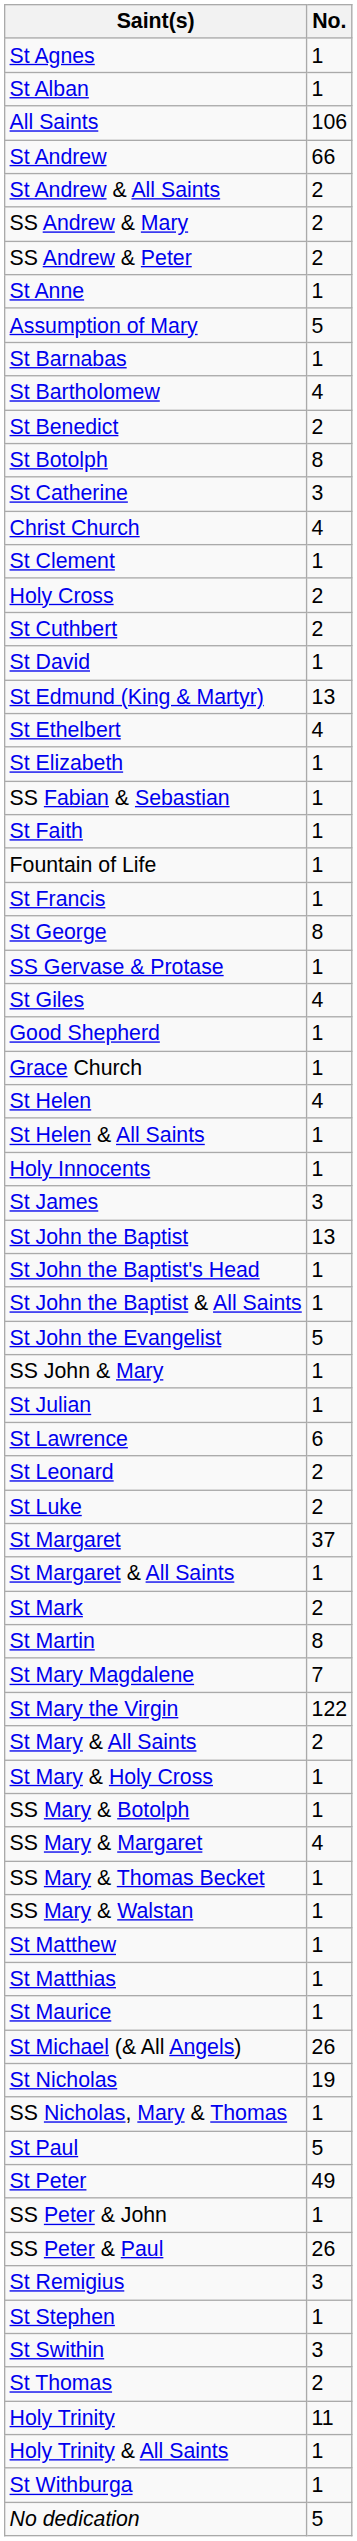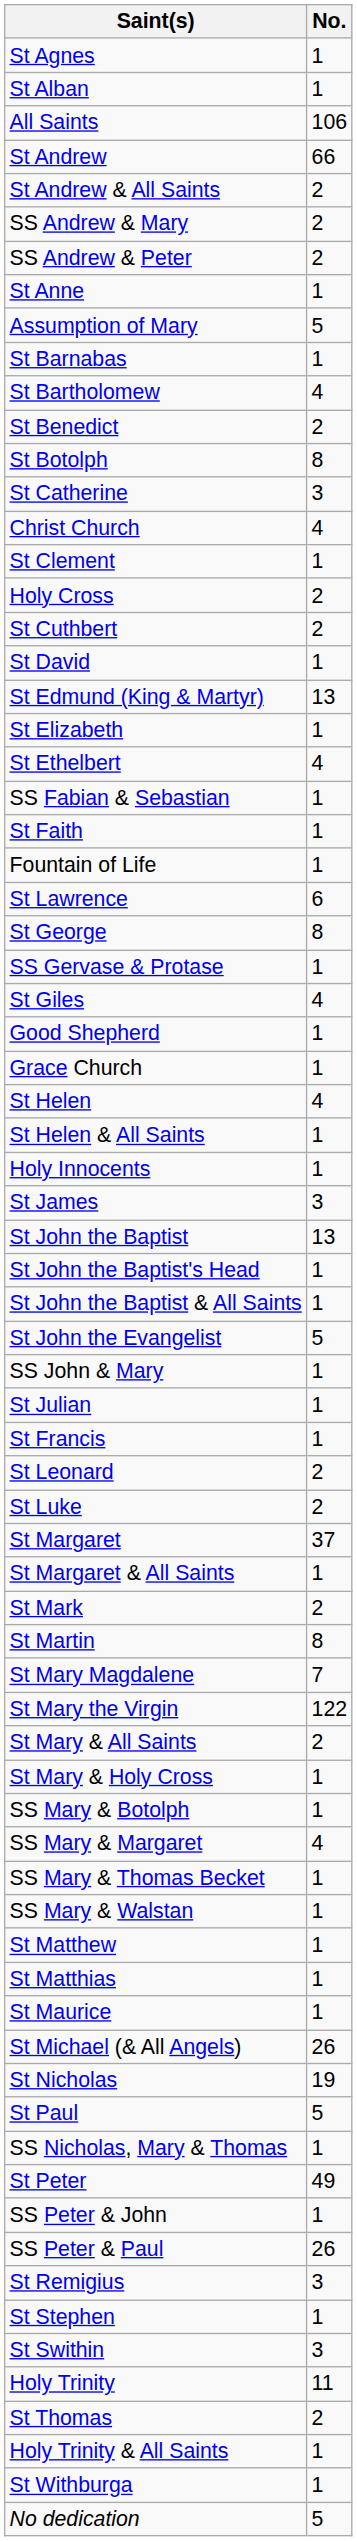rows swapped: (66, 763) <-> (65, 730)
rows swapped: (57, 898) <-> (69, 1438)
rows swapped: (148, 2113) <-> (44, 2147)
rows swapped: (61, 2383) <-> (62, 2417)
